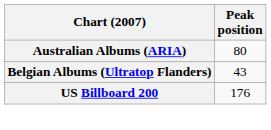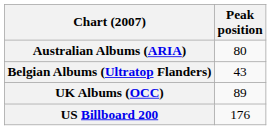+ row: (109, 93)
